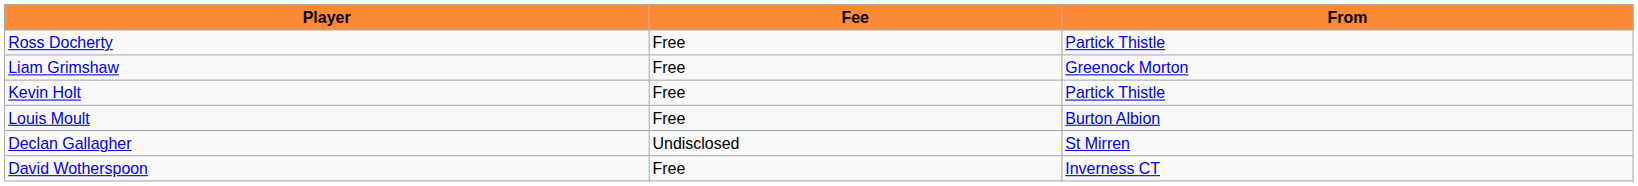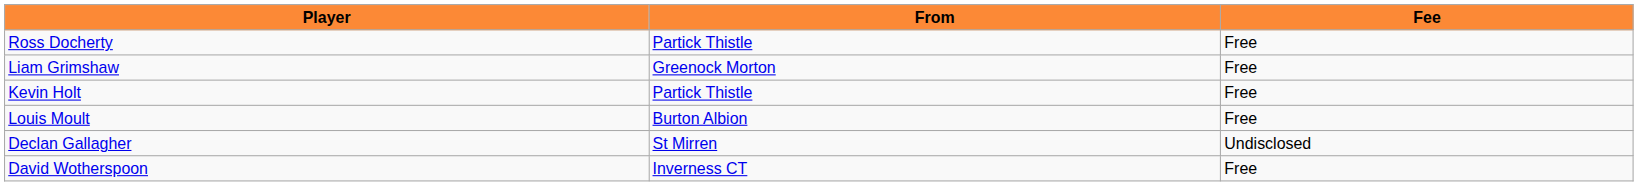columns swapped: (1347, 17) <-> (855, 17)
